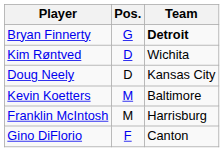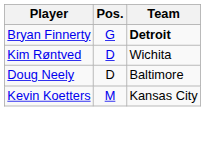(181, 75) Kansas City -> (156, 75) Baltimore
(174, 95) Baltimore -> (164, 95) Kansas City
- row: (58, 116)
- row: (45, 136)
